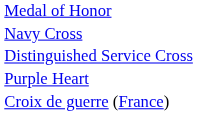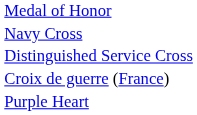rows swapped: (47, 79) <-> (87, 101)
